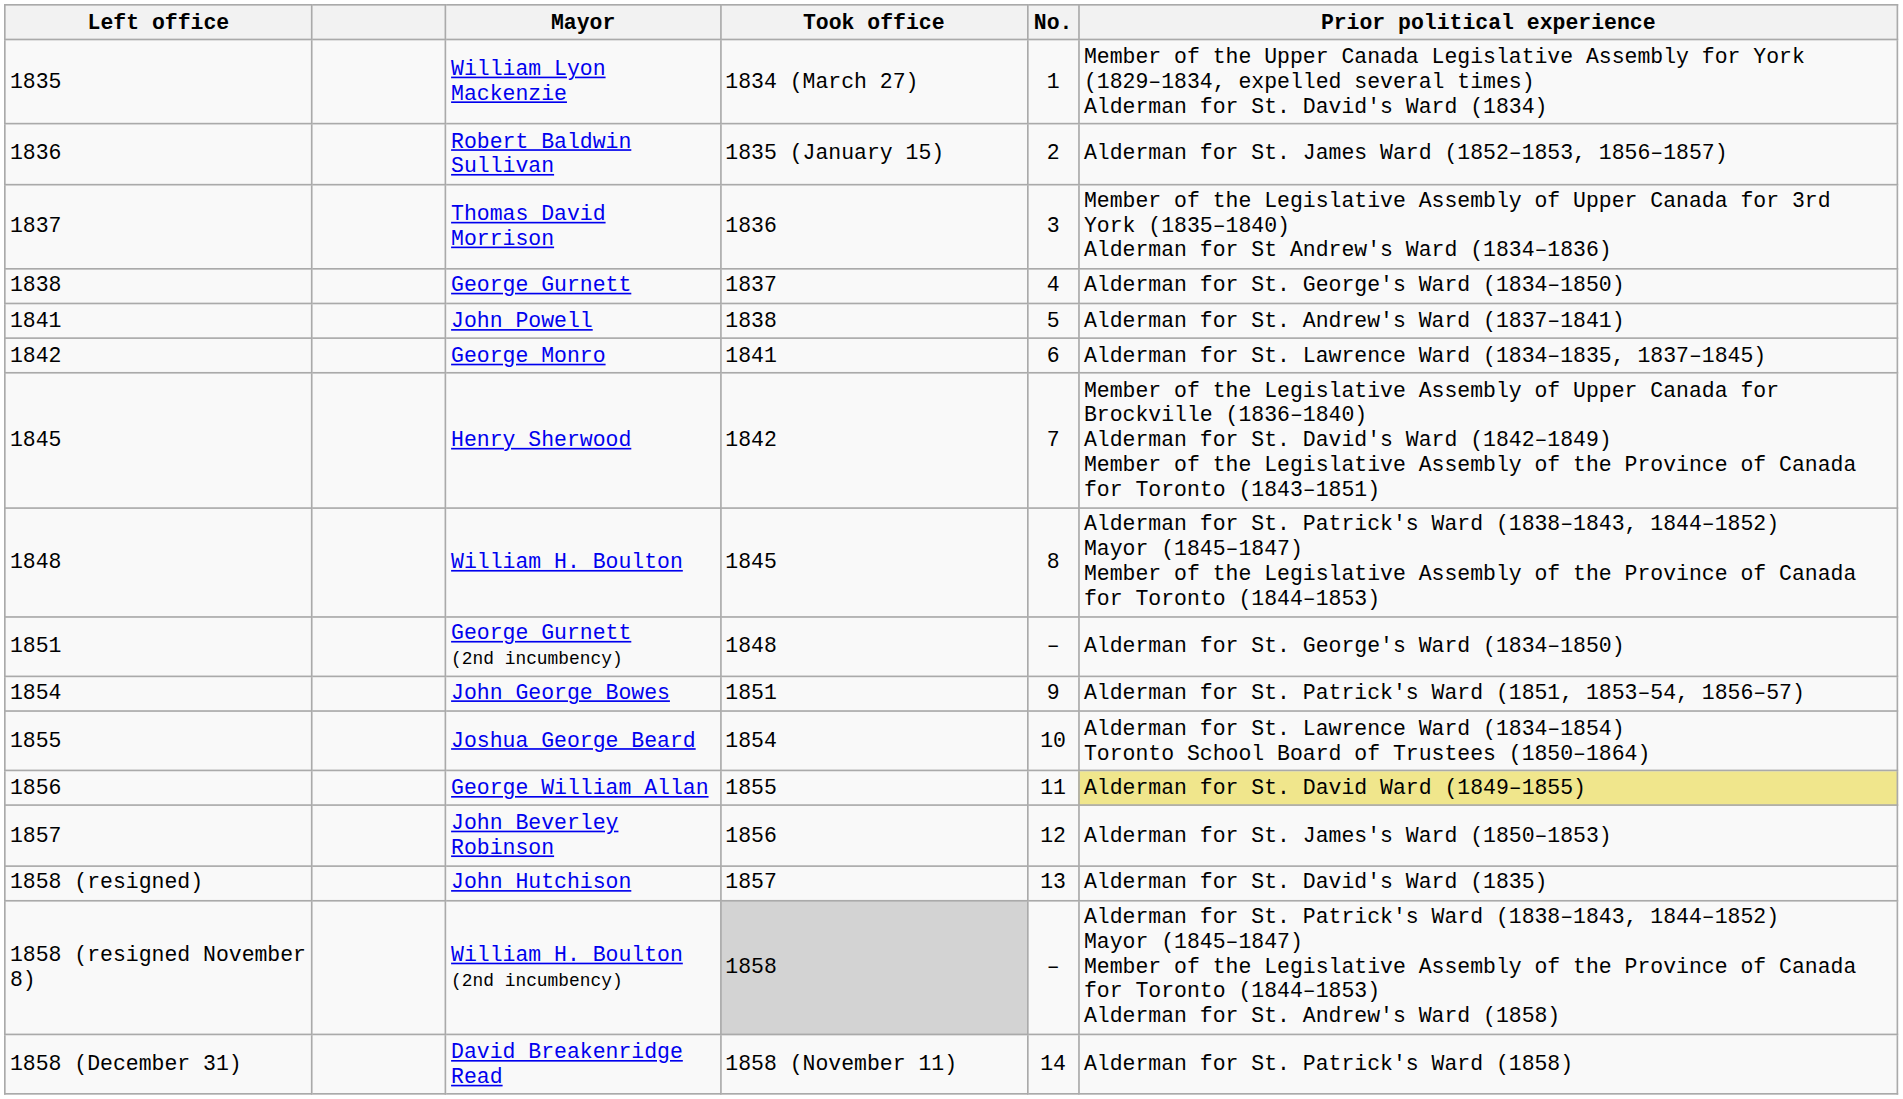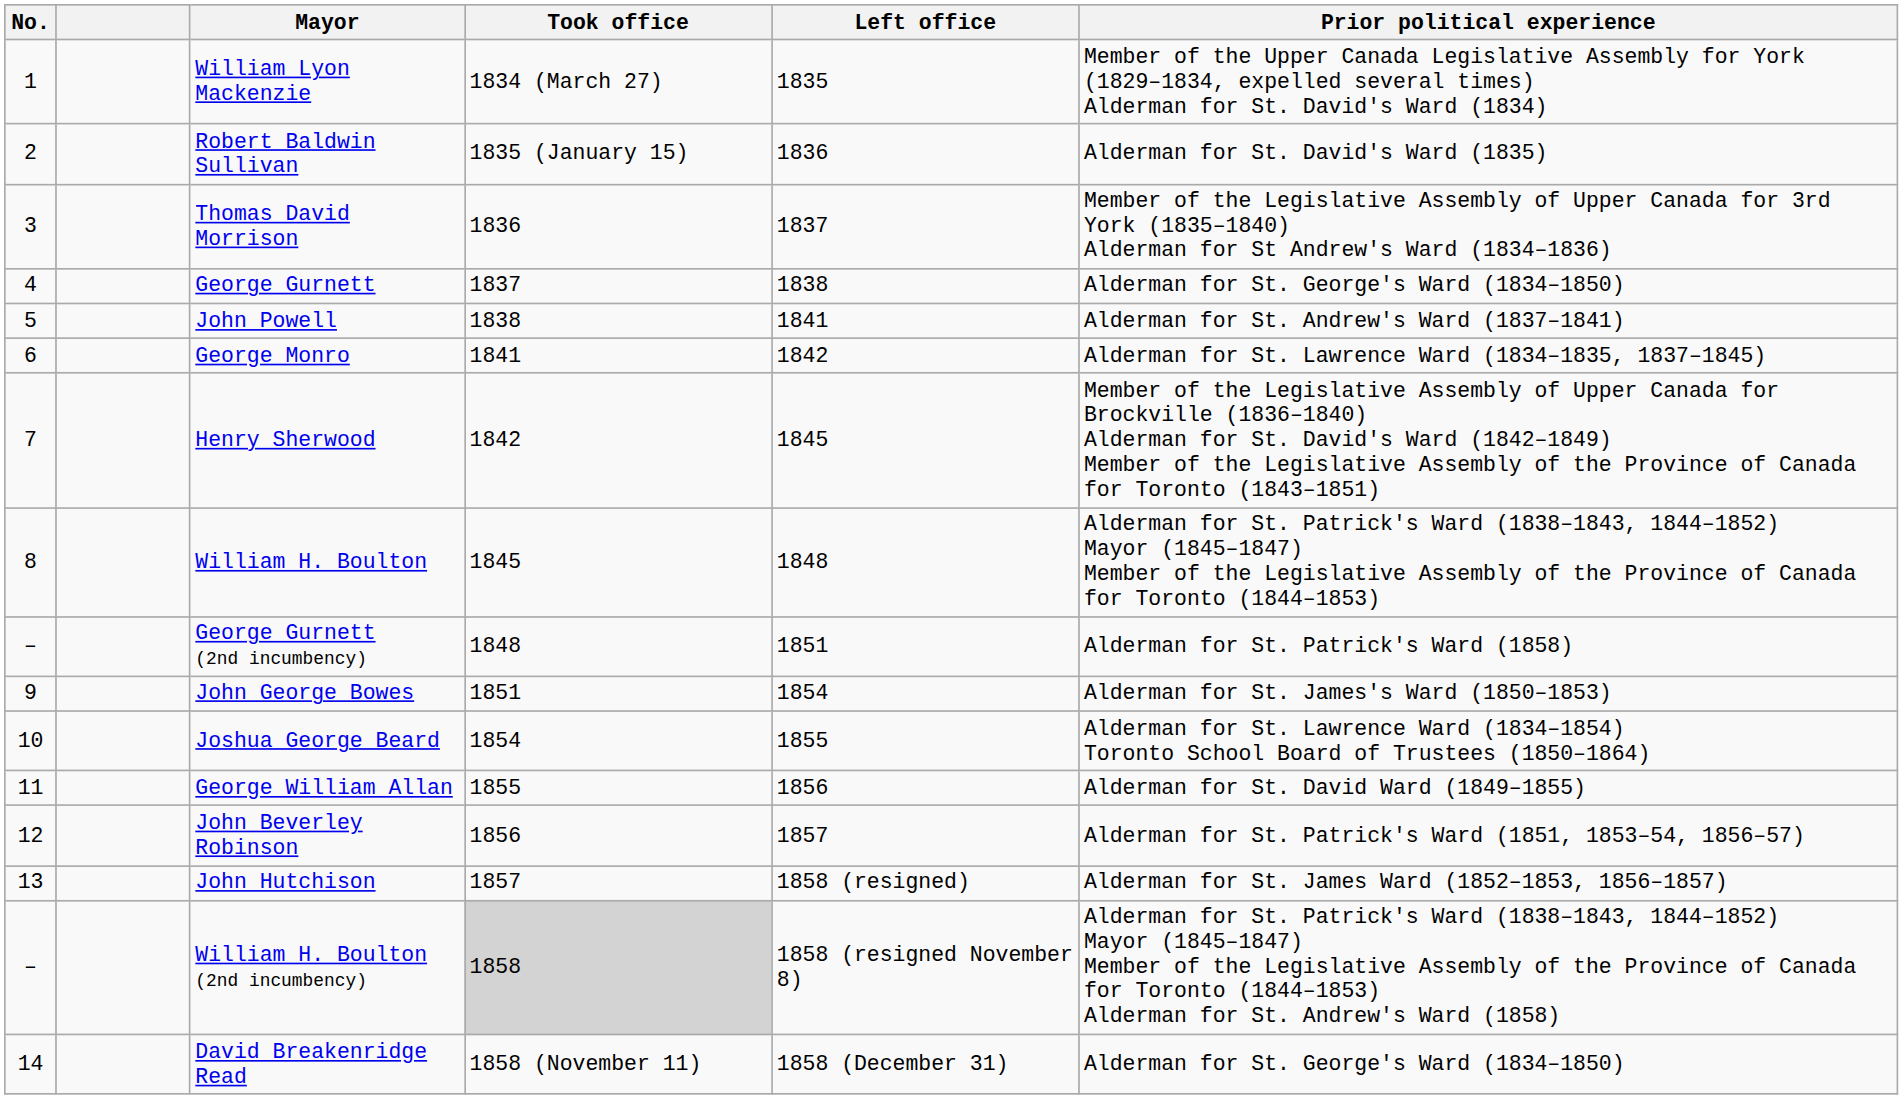columns swapped: (1053, 22) <-> (158, 22)
(1406, 154) Alderman for St. James Ward (1852–1853, 1856–1857) -> (1316, 154) Alderman for St. David's Ward (1835)
(1354, 646) Alderman for St. George's Ward (1834–1850) -> (1329, 646) Alderman for St. Patrick's Ward (1858)
(1444, 694) Alderman for St. Patrick's Ward (1851, 1853–54, 1856–57) -> (1348, 694) Alderman for St. James's Ward (1850–1853)
(1335, 788) khaki background -> (1335, 788) no background
(1348, 836) Alderman for St. James's Ward (1850–1853) -> (1444, 836) Alderman for St. Patrick's Ward (1851, 1853–54, 1856–57)
(1316, 883) Alderman for St. David's Ward (1835) -> (1406, 883) Alderman for St. James Ward (1852–1853, 1856–1857)
(1329, 1064) Alderman for St. Patrick's Ward (1858) -> (1354, 1064) Alderman for St. George's Ward (1834–1850)
